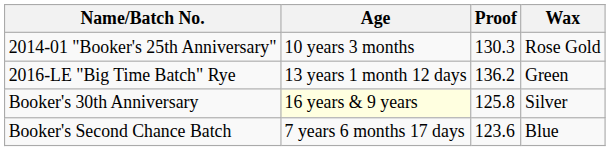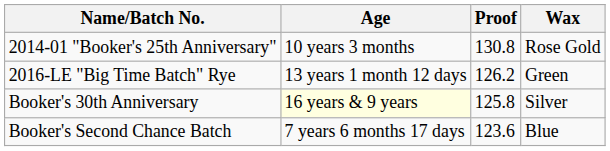(495, 46) 130.3 -> (495, 46) 130.8
(495, 74) 136.2 -> (495, 74) 126.2
